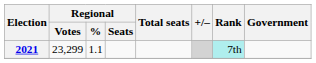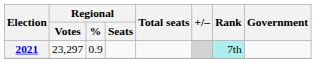(68, 49) 23,299 -> (68, 49) 23,297
(96, 49) 1.1 -> (96, 49) 0.9
